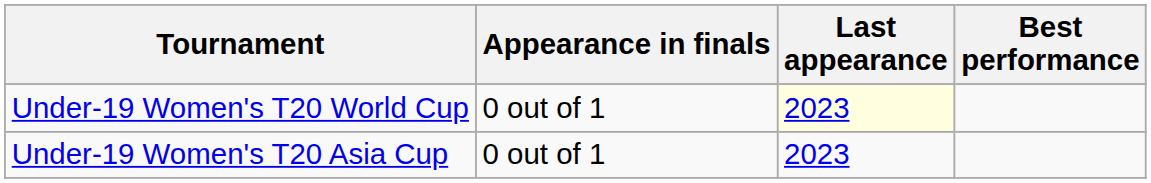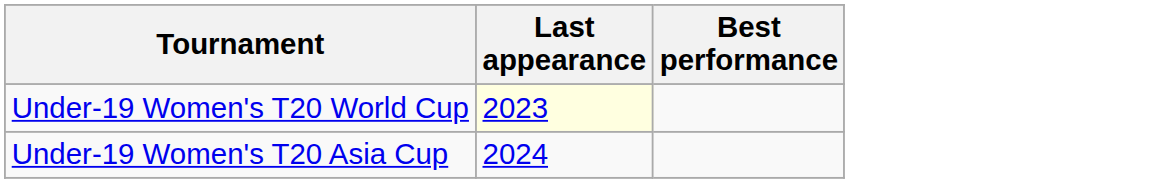- column: (626, 44)
(817, 154) 2023 -> (515, 154) 2024
